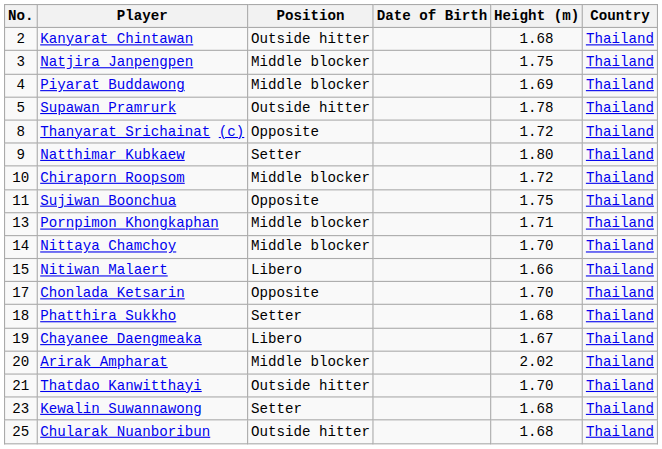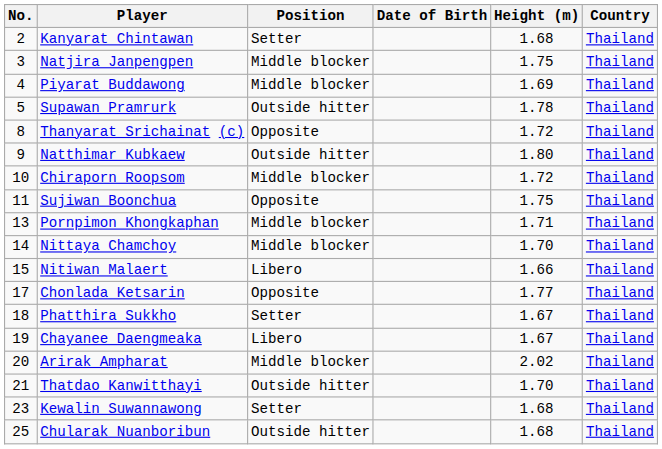(311, 39) Outside hitter -> (277, 39) Setter
(277, 155) Setter -> (311, 155) Outside hitter
(537, 293) 1.70 -> (537, 293) 1.77
(537, 316) 1.68 -> (537, 316) 1.67
